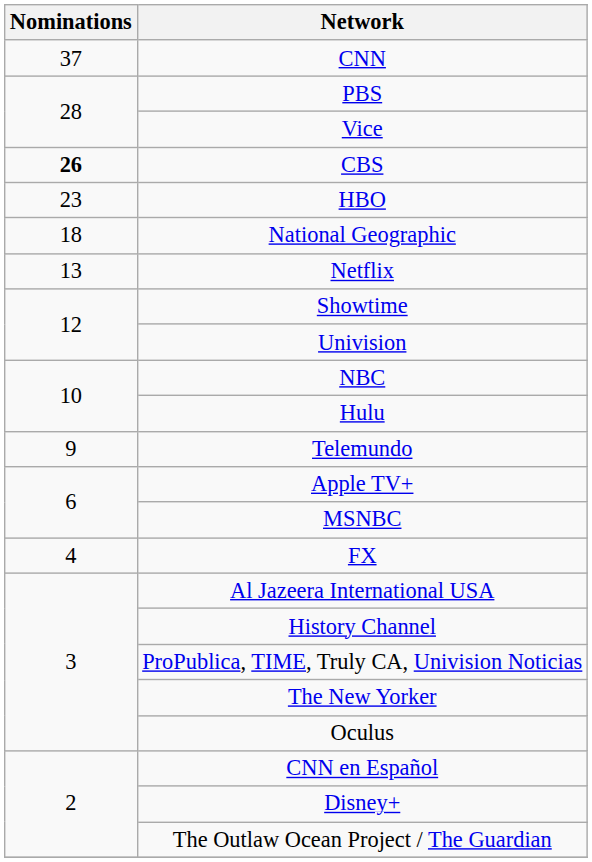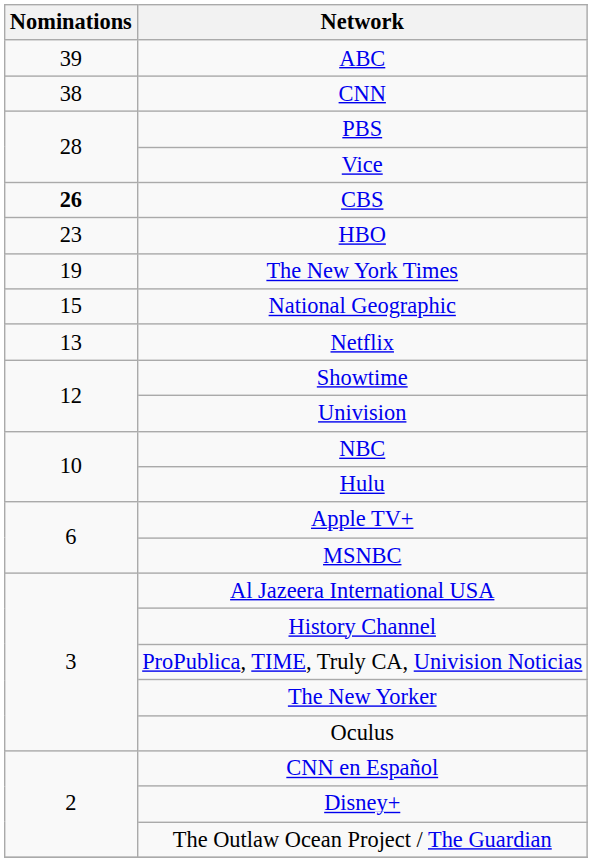+ row: (362, 57)
(71, 57) 37 -> (71, 93) 38
+ row: (362, 270)
(71, 235) 18 -> (71, 306) 15
- row: (362, 448)
- row: (362, 555)
